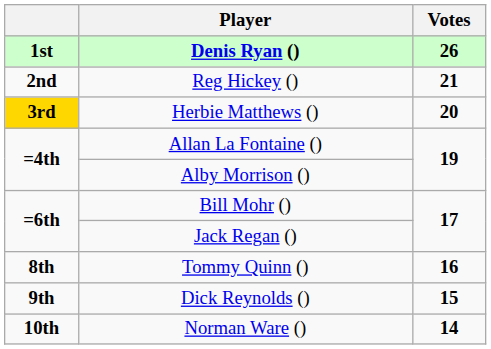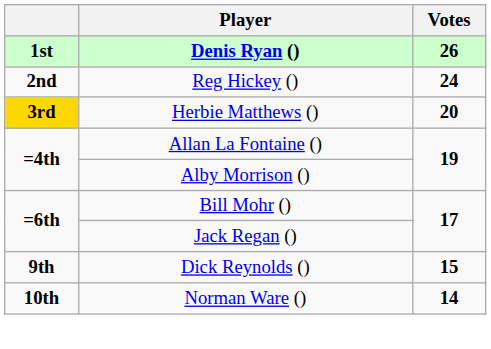(449, 82) 21 -> (449, 82) 24
- row: (245, 267)
